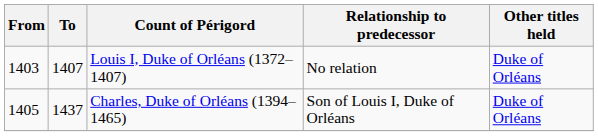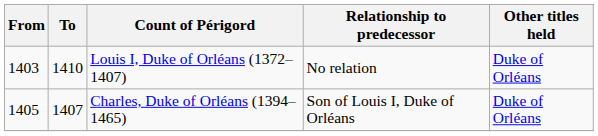(68, 67) 1407 -> (68, 67) 1410
(68, 109) 1437 -> (68, 109) 1407
